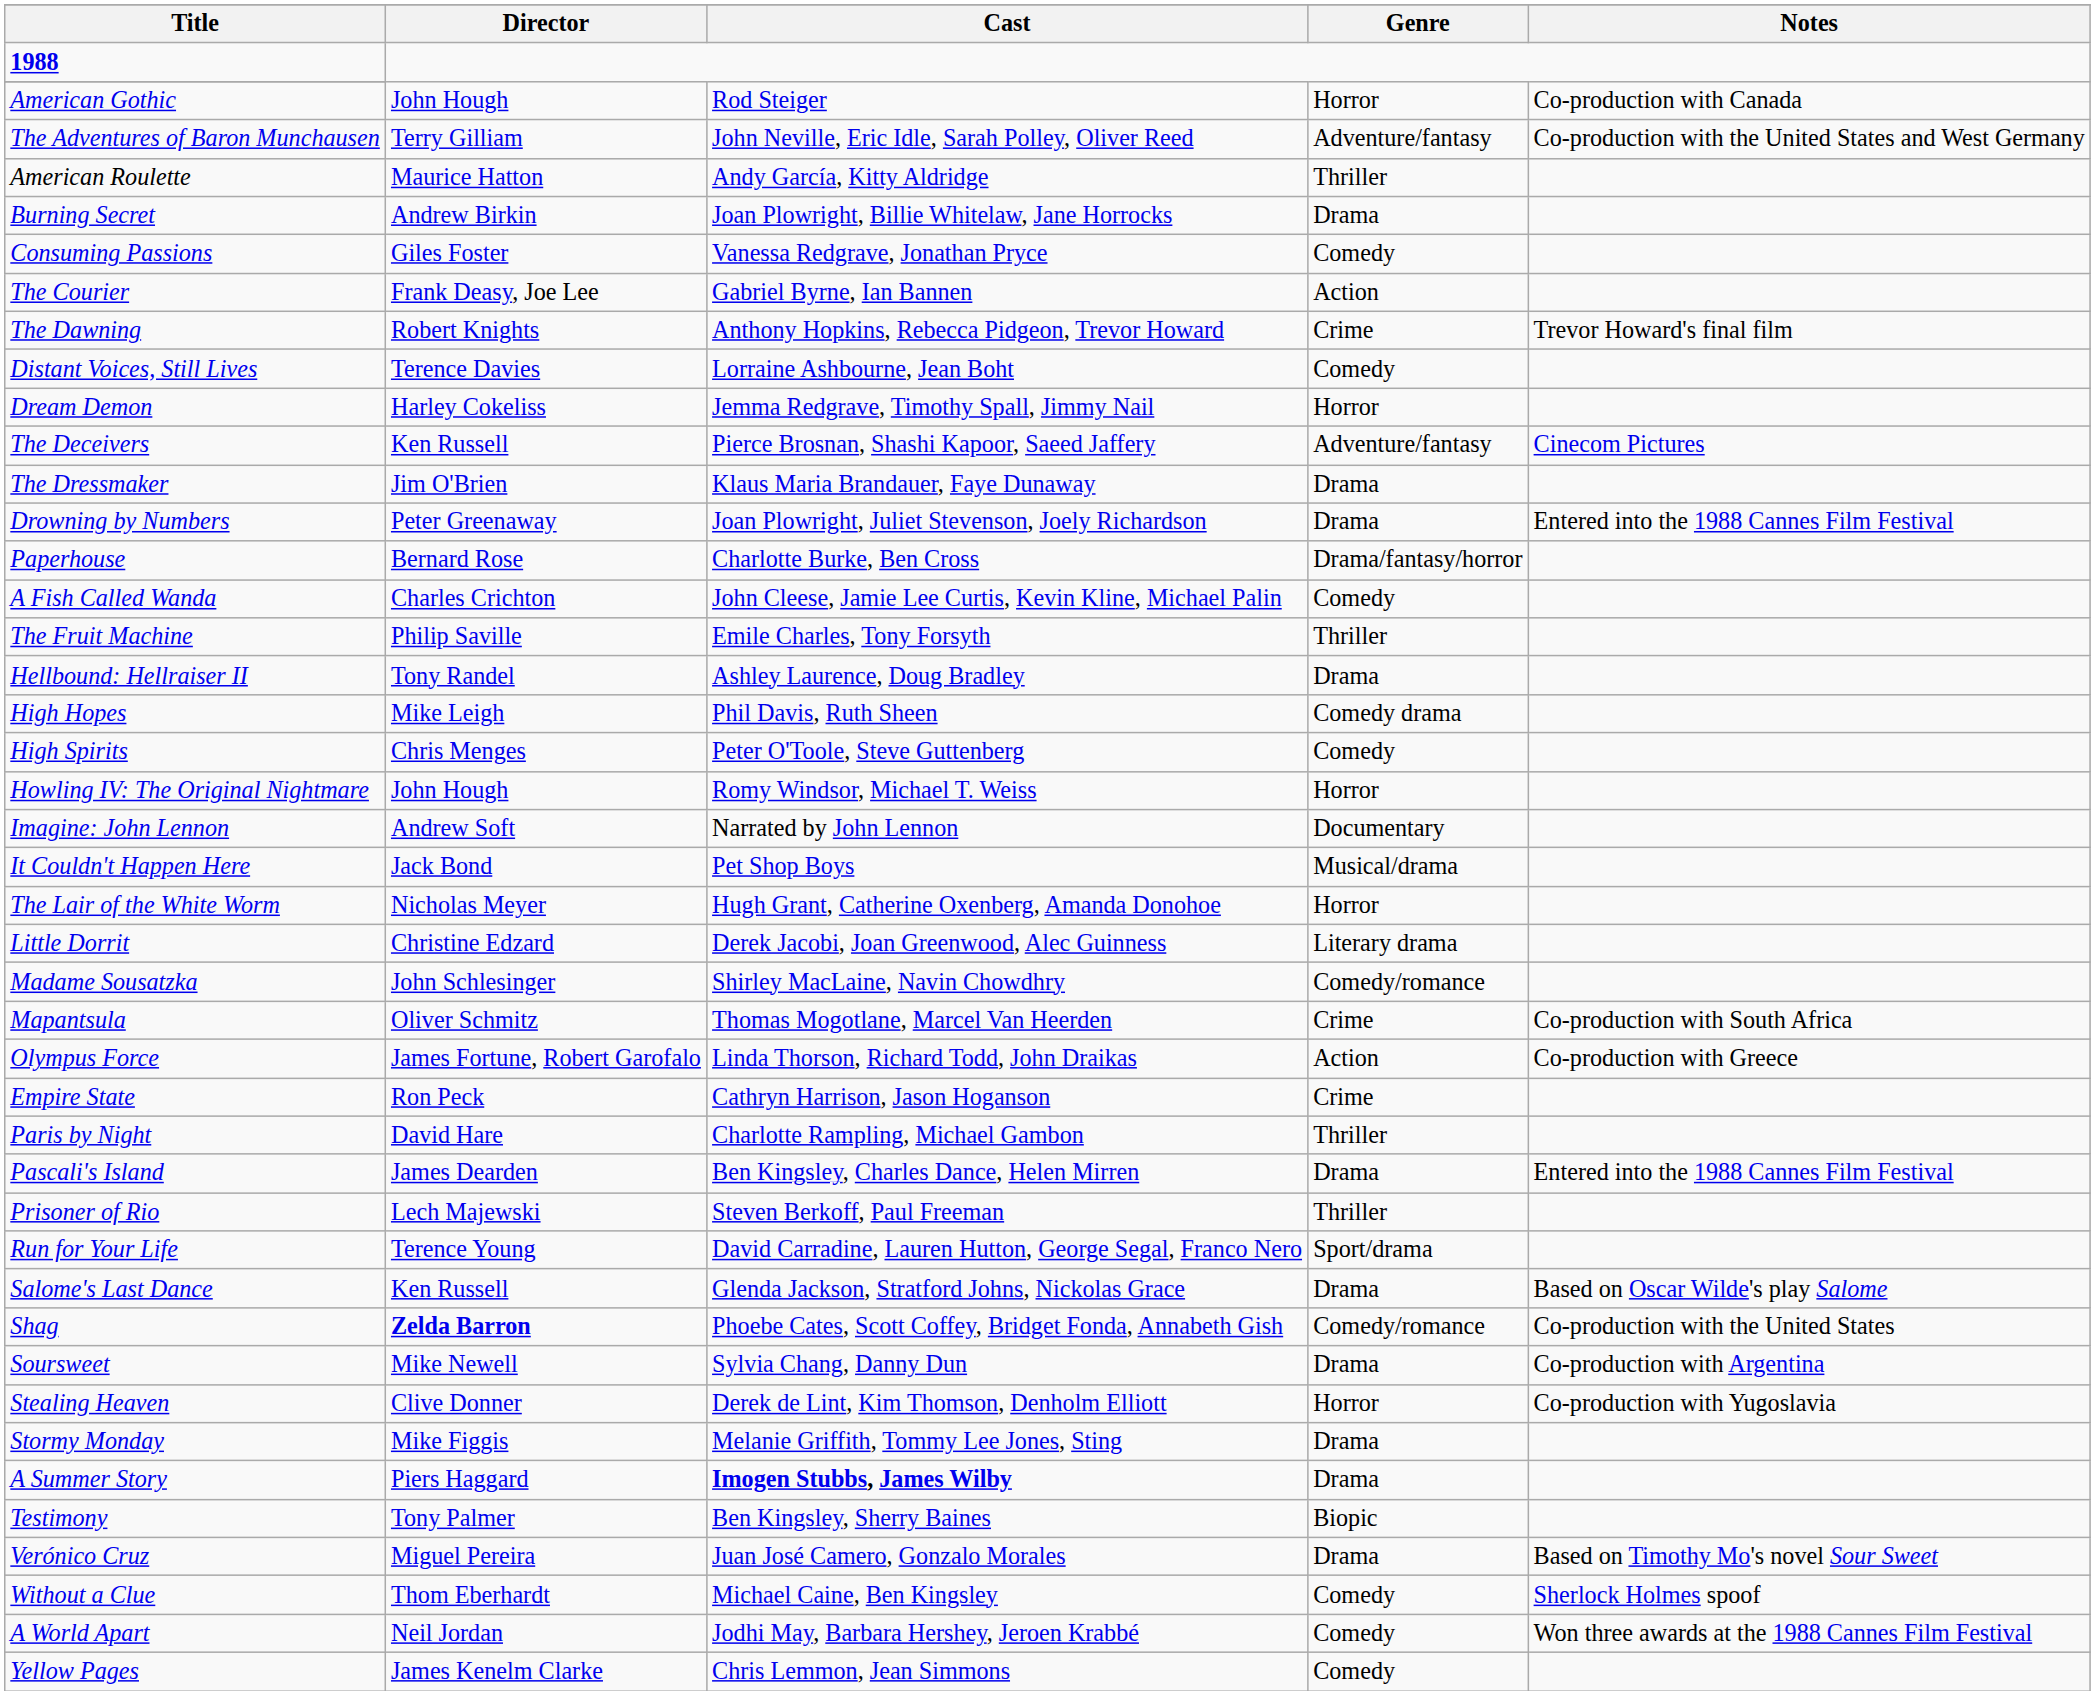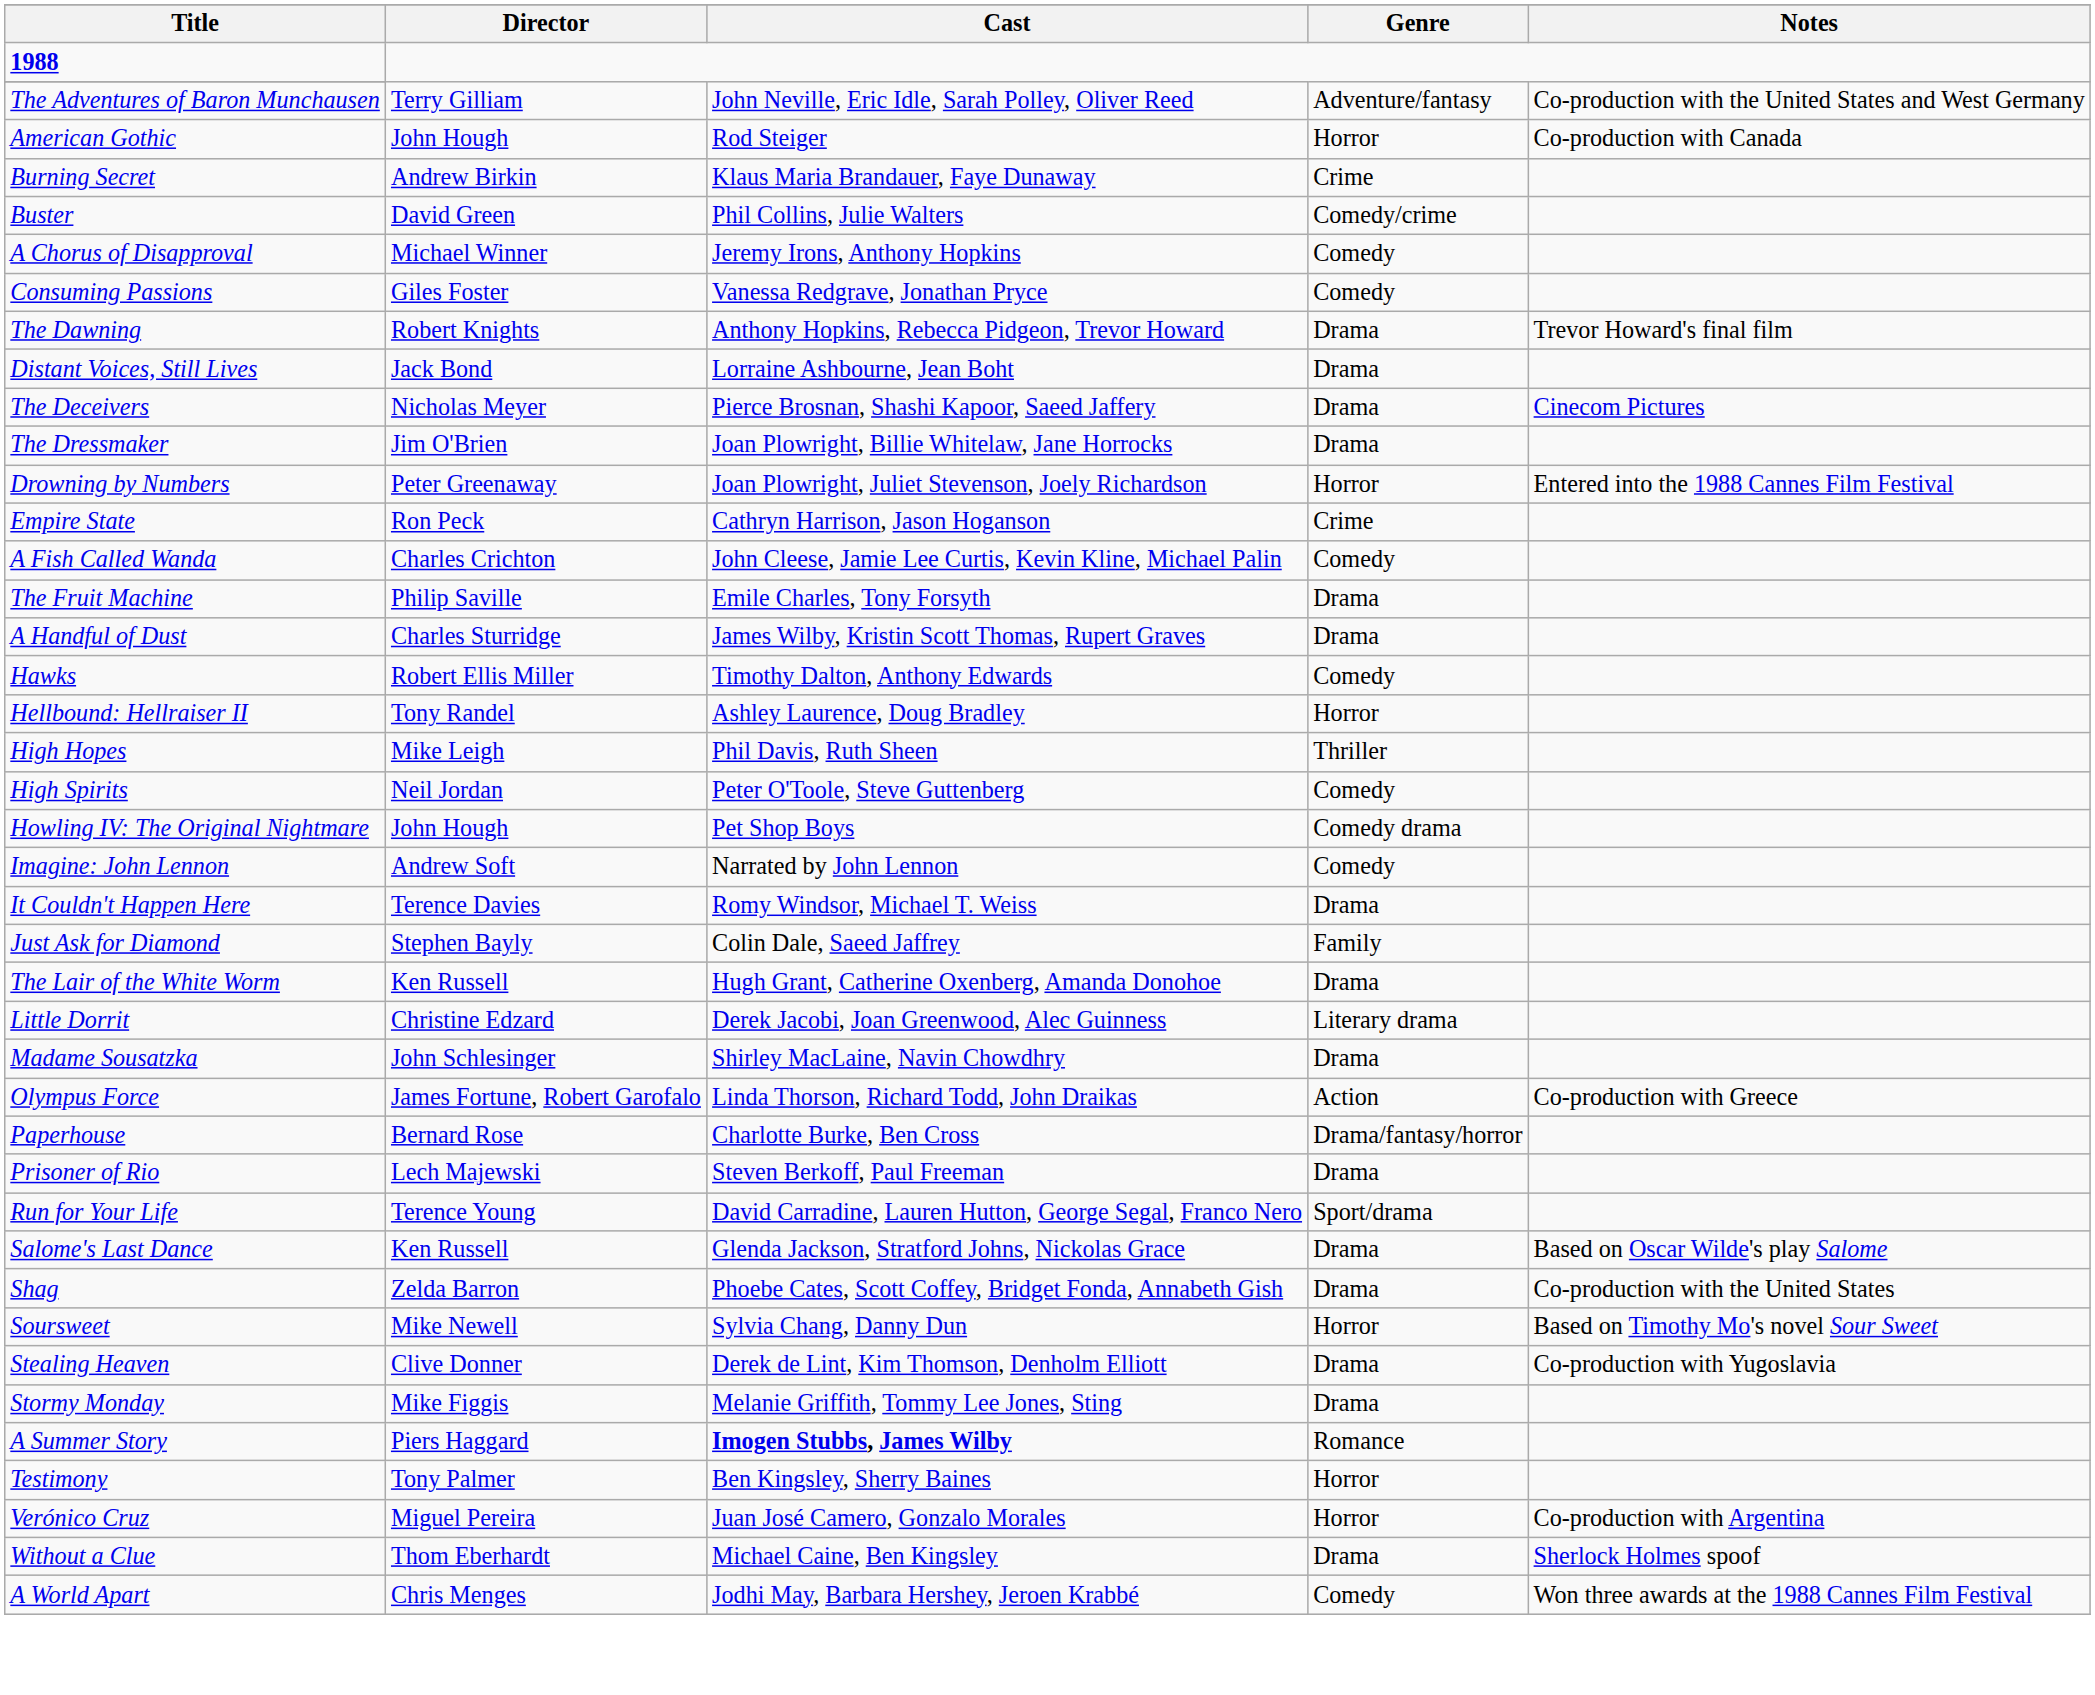rows swapped: (195, 138) <-> (93, 100)
- row: (101, 176)
(942, 215) Joan Plowright, Billie Whitelaw, Jane Horrocks -> (904, 176) Klaus Maria Brandauer, Faye Dunaway
(1346, 215) Drama -> (1343, 176) Crime
+ row: (42, 215)
+ row: (131, 253)
- row: (70, 291)
(1343, 330) Crime -> (1346, 330) Drama
(466, 368) Terence Davies -> (442, 368) Jack Bond
(1354, 368) Comedy -> (1346, 368) Drama
- row: (81, 406)
(450, 445) Ken Russell -> (468, 406) Nicholas Meyer
(1402, 445) Adventure/fantasy -> (1346, 406) Drama
(904, 483) Klaus Maria Brandauer, Faye Dunaway -> (942, 445) Joan Plowright, Billie Whitelaw, Jane Horrocks
(1346, 521) Drama -> (1346, 483) Horror
rows swapped: (73, 1096) <-> (68, 560)
(1350, 636) Thriller -> (1346, 598) Drama
+ row: (98, 636)
+ row: (43, 675)
(1346, 675) Drama -> (1346, 713) Horror
(1387, 713) Comedy drama -> (1350, 751) Thriller
(458, 751) Chris Menges -> (447, 789) Neil Jordan
(874, 789) Romy Windsor, Michael T. Weiss -> (783, 828) Pet Shop Boys
(1346, 789) Horror -> (1387, 828) Comedy drama
(1379, 828) Documentary -> (1354, 866) Comedy
(442, 866) Jack Bond -> (466, 904) Terence Davies
(783, 866) Pet Shop Boys -> (874, 904) Romy Windsor, Michael T. Weiss
(1386, 866) Musical/drama -> (1346, 904) Drama
+ row: (115, 943)
(468, 904) Nicholas Meyer -> (450, 981) Ken Russell
(1346, 904) Horror -> (1346, 981) Drama
(1399, 981) Comedy/romance -> (1346, 1058) Drama
- row: (68, 1019)
- row: (81, 1134)
- row: (87, 1173)
(1350, 1211) Thriller -> (1346, 1173) Drama
(461, 1326) bold -> (455, 1288) normal
(1399, 1326) Comedy/romance -> (1346, 1288) Drama
(1346, 1364) Drama -> (1346, 1326) Horror
(1679, 1364) Co-production with Argentina -> (1736, 1326) Based on Timothy Mo's novel Sour Sweet
(1346, 1403) Horror -> (1346, 1364) Drama
(1346, 1479) Drama -> (1359, 1441) Romance
(1345, 1517) Biopic -> (1346, 1479) Horror
(1346, 1556) Drama -> (1346, 1517) Horror
(1736, 1556) Based on Timothy Mo's novel Sour Sweet -> (1679, 1517) Co-production with Argentina
(1354, 1594) Comedy -> (1346, 1556) Drama
(447, 1632) Neil Jordan -> (458, 1594) Chris Menges
- row: (75, 1671)
